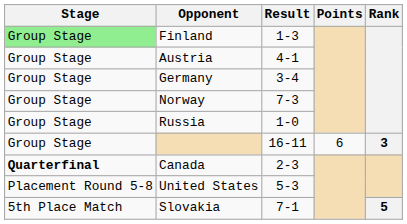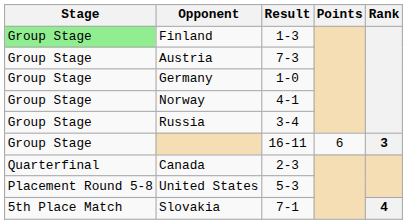(288, 58) 4-1 -> (288, 58) 7-3
(288, 79) 3-4 -> (288, 79) 1-0
(288, 101) 7-3 -> (288, 101) 4-1
(288, 122) 1-0 -> (288, 122) 3-4
(54, 165) bold -> (54, 165) normal
(384, 208) 5 -> (384, 208) 4
